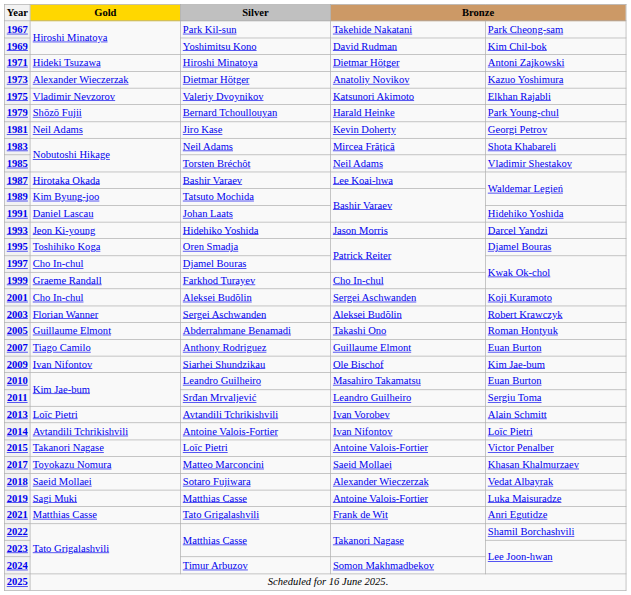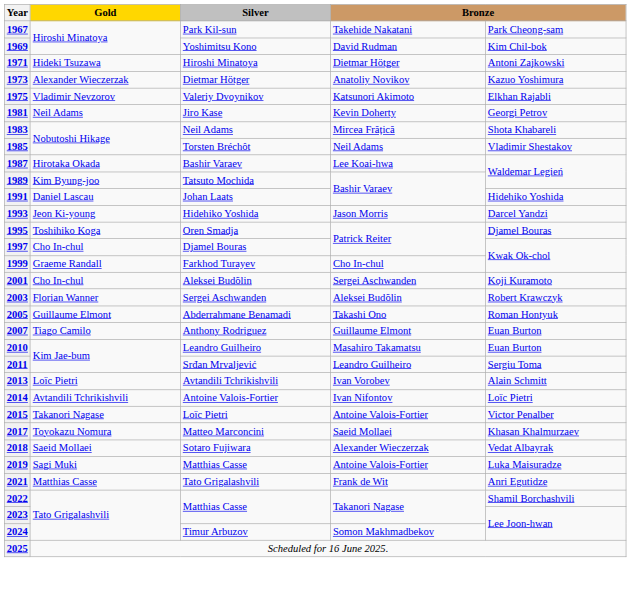- row: (17, 113)
- row: (17, 364)
